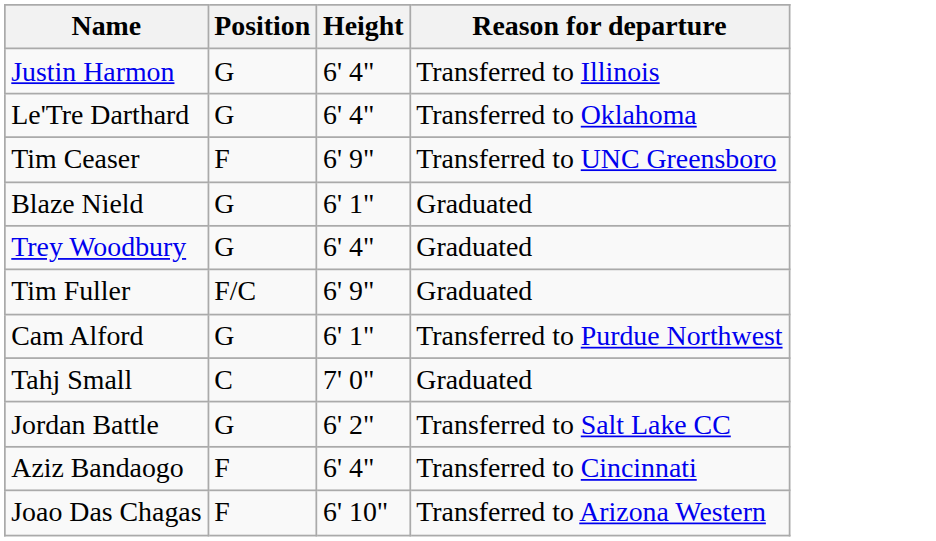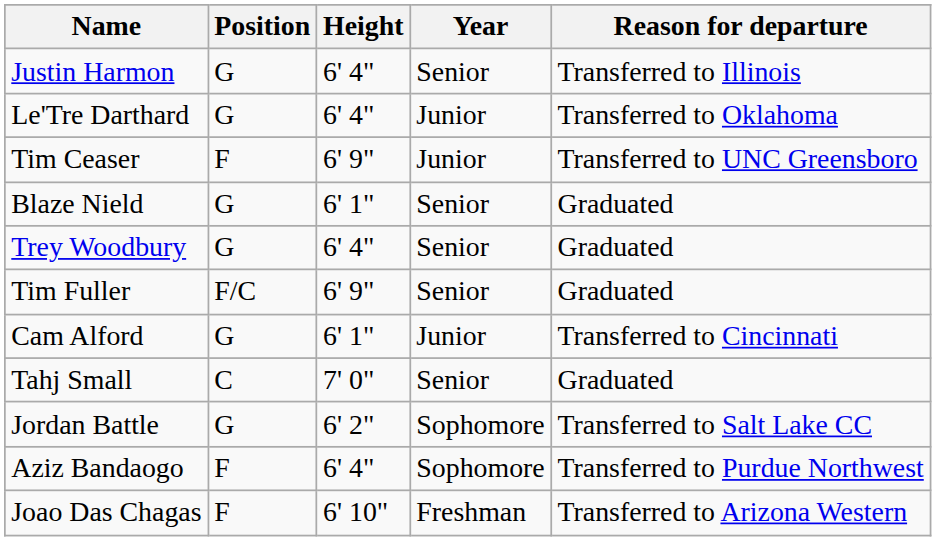+ column: (481, 26)
(599, 335) Transferred to Purdue Northwest -> (698, 335) Transferred to Cincinnati
(557, 468) Transferred to Cincinnati -> (741, 468) Transferred to Purdue Northwest
